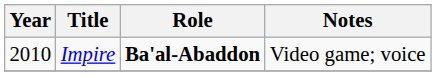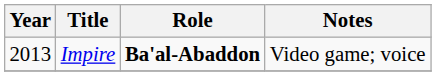(30, 53) 2010 -> (30, 53) 2013
